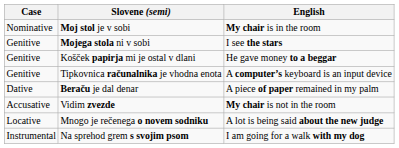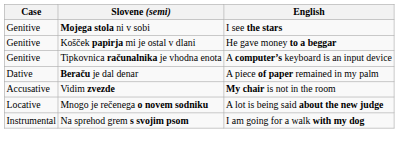- row: (95, 27)
